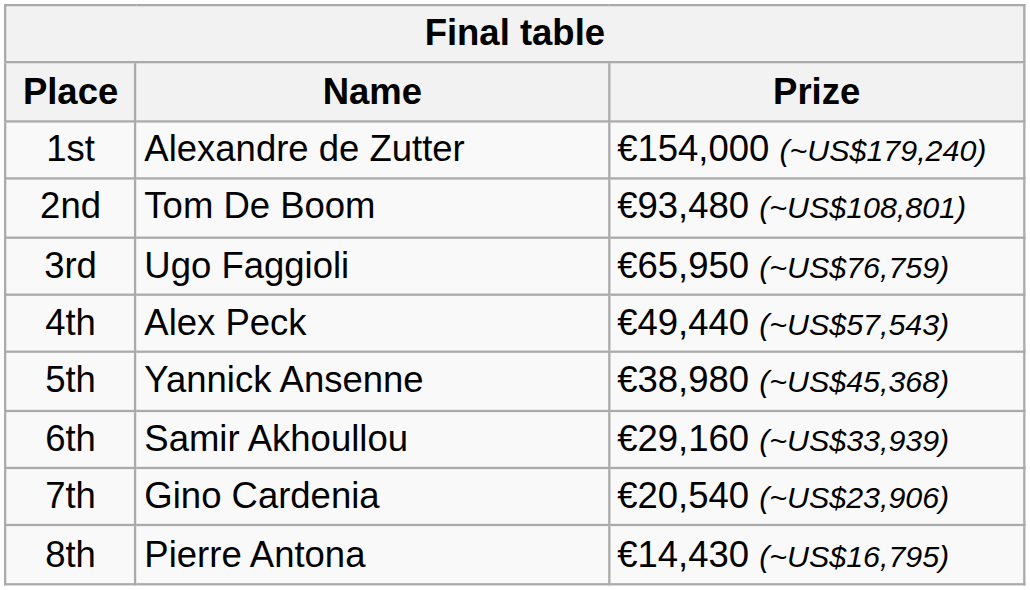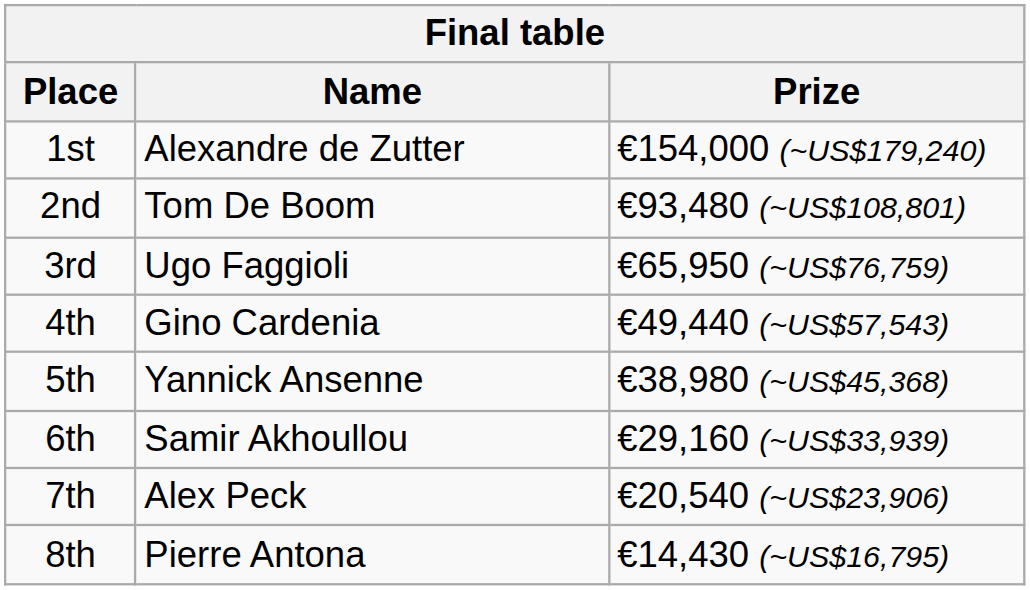(225, 322) Alex Peck -> (262, 322) Gino Cardenia
(262, 496) Gino Cardenia -> (225, 496) Alex Peck
